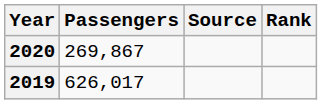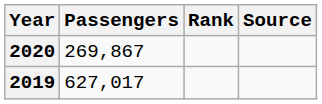columns swapped: (289, 20) <-> (222, 20)
(104, 83) 626,017 -> (104, 83) 627,017
